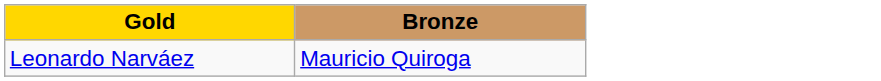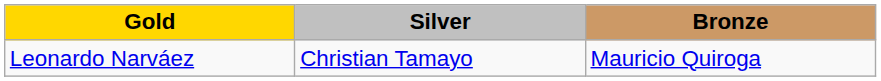+ column: (440, 22)
